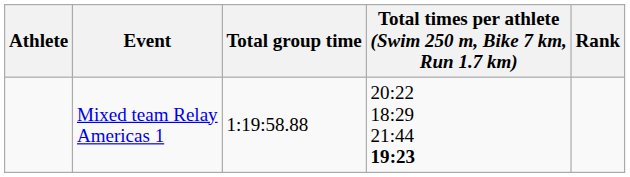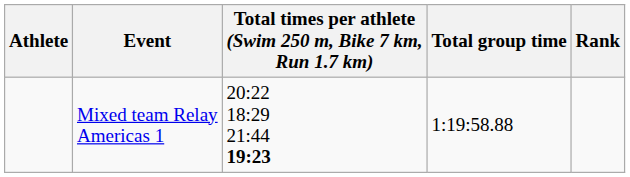columns swapped: (469, 41) <-> (294, 41)
